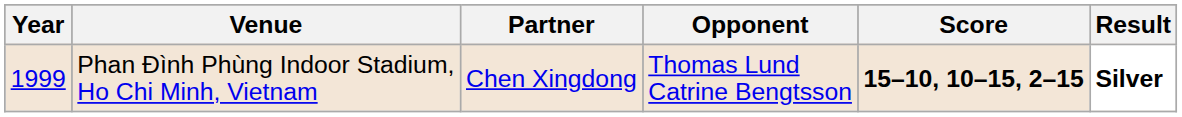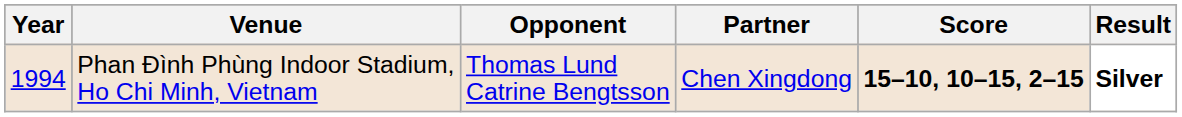columns swapped: (551, 25) <-> (750, 25)
(38, 78) 1999 -> (38, 78) 1994
